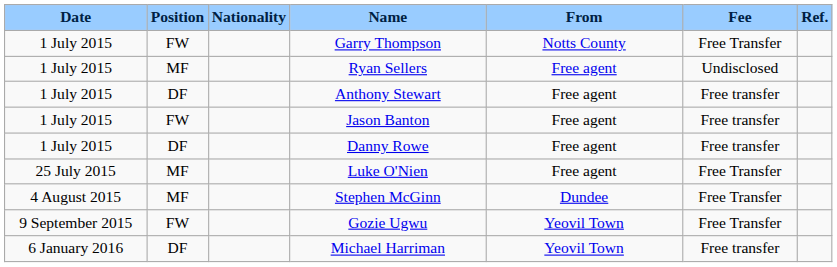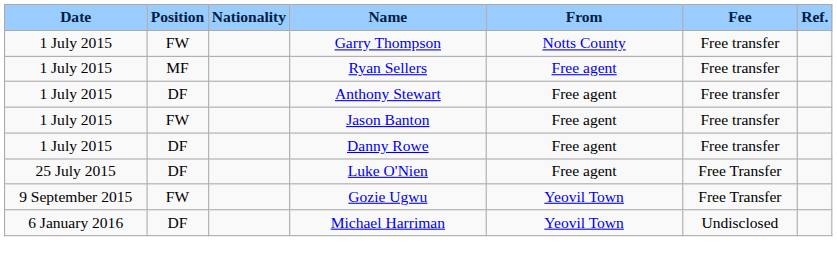(740, 43) Free Transfer -> (740, 43) Free transfer
(740, 69) Undisclosed -> (740, 69) Free transfer
(177, 171) MF -> (177, 171) DF
- row: (388, 197)
(740, 248) Free transfer -> (740, 222) Undisclosed
